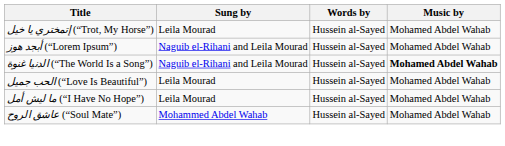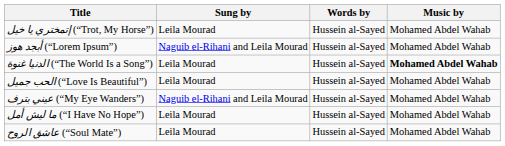(233, 63) Naguib el-Rihani and Leila Mourad -> (187, 63) Leila Mourad
+ row: (75, 98)
(213, 115) Mohammed Abdel Wahab -> (187, 132) Leila Mourad
